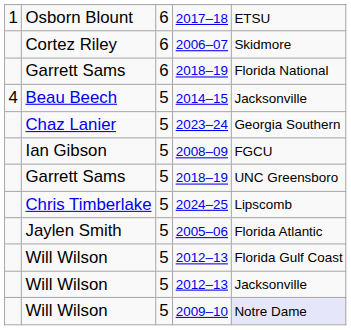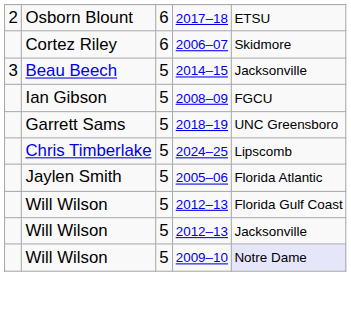(13, 17) 1 -> (13, 17) 2
- row: (164, 71)
(13, 97) 4 -> (13, 71) 3
- row: (164, 124)
